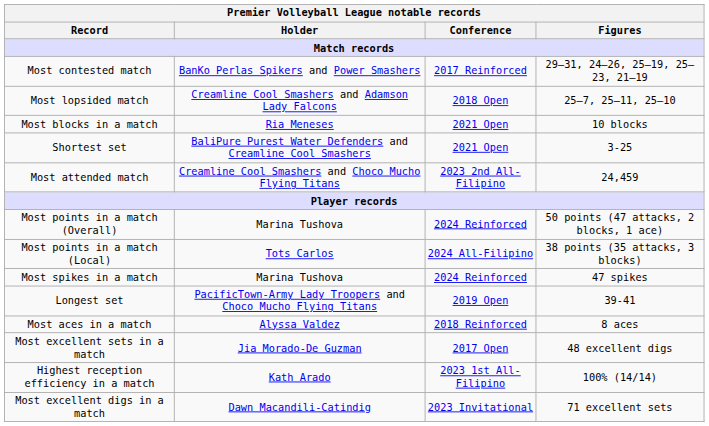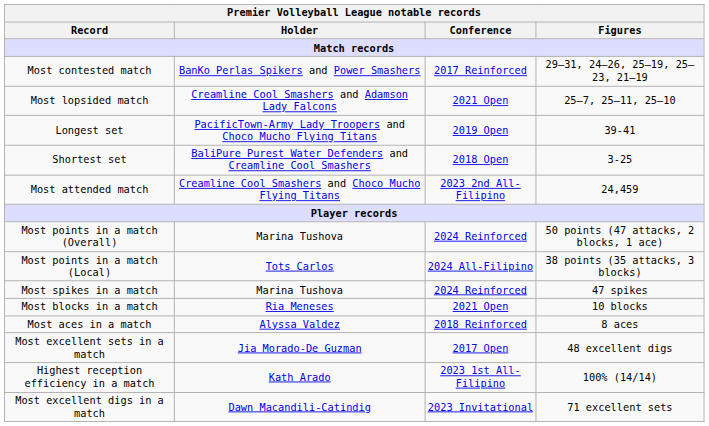(480, 100) 2018 Open -> (480, 100) 2021 Open
rows swapped: (90, 300) <-> (90, 124)
(480, 147) 2021 Open -> (480, 160) 2018 Open
